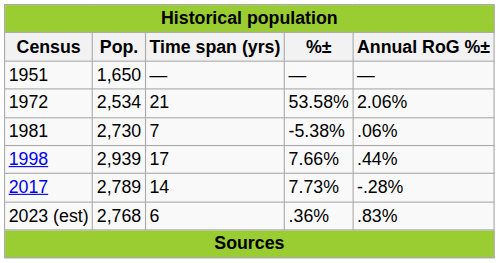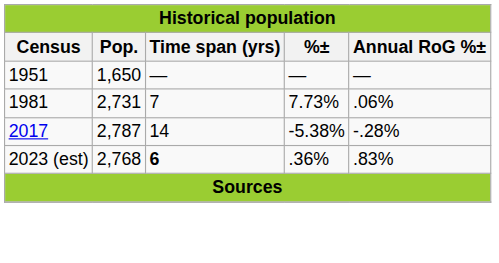- row: (28, 103)
(119, 131) 2,730 -> (119, 103) 2,731
(317, 131) -5.38% -> (314, 103) 7.73%
- row: (28, 159)
(119, 187) 2,789 -> (119, 131) 2,787
(314, 187) 7.73% -> (317, 131) -5.38%
(154, 215) normal -> (154, 159) bold
